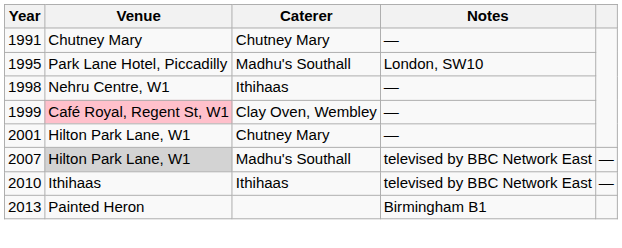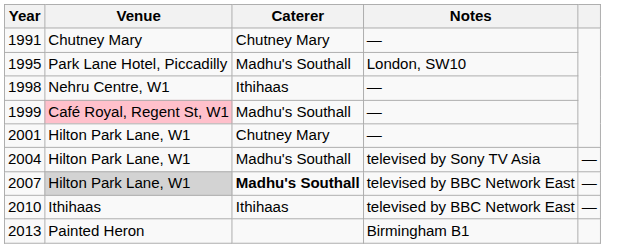(306, 111) Clay Oven, Wembley -> (293, 111) Madhu's Southall
+ row: (25, 159)
(293, 159) normal -> (298, 183) bold
